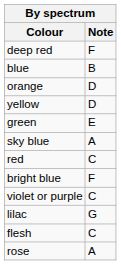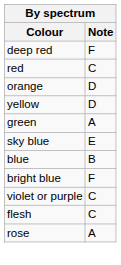rows swapped: (15, 159) <-> (18, 68)
(92, 123) E -> (92, 123) A
(92, 141) A -> (92, 141) E
- row: (17, 214)
